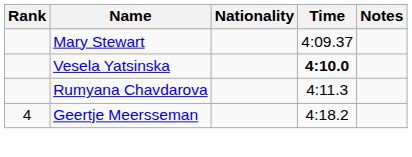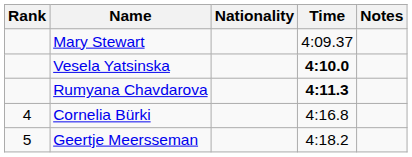(327, 90) normal -> (327, 90) bold
+ row: (102, 115)
(27, 115) 4 -> (27, 139) 5
